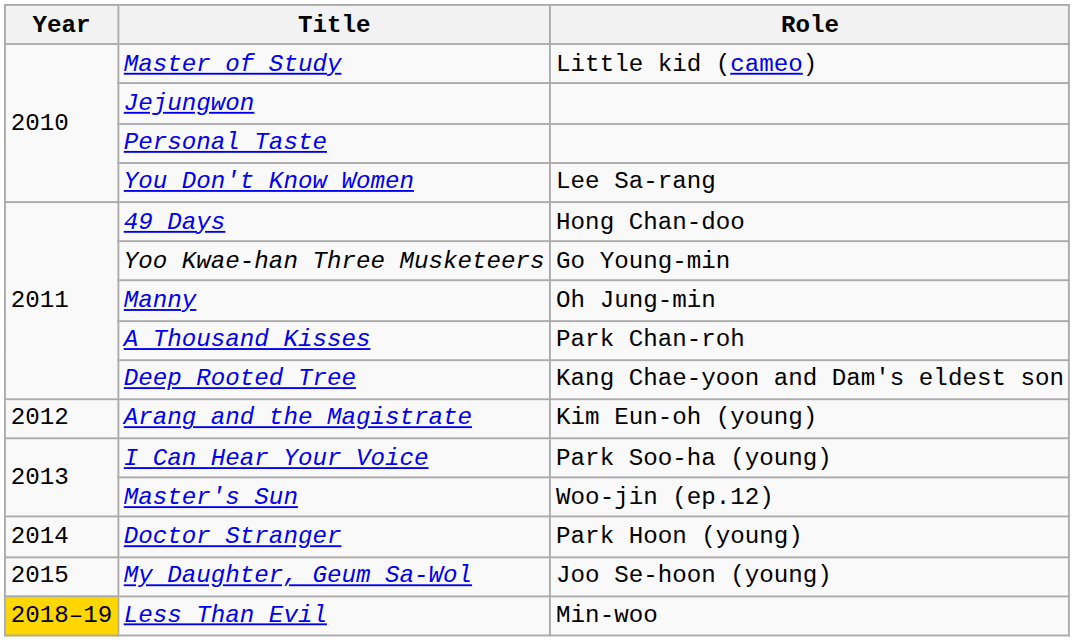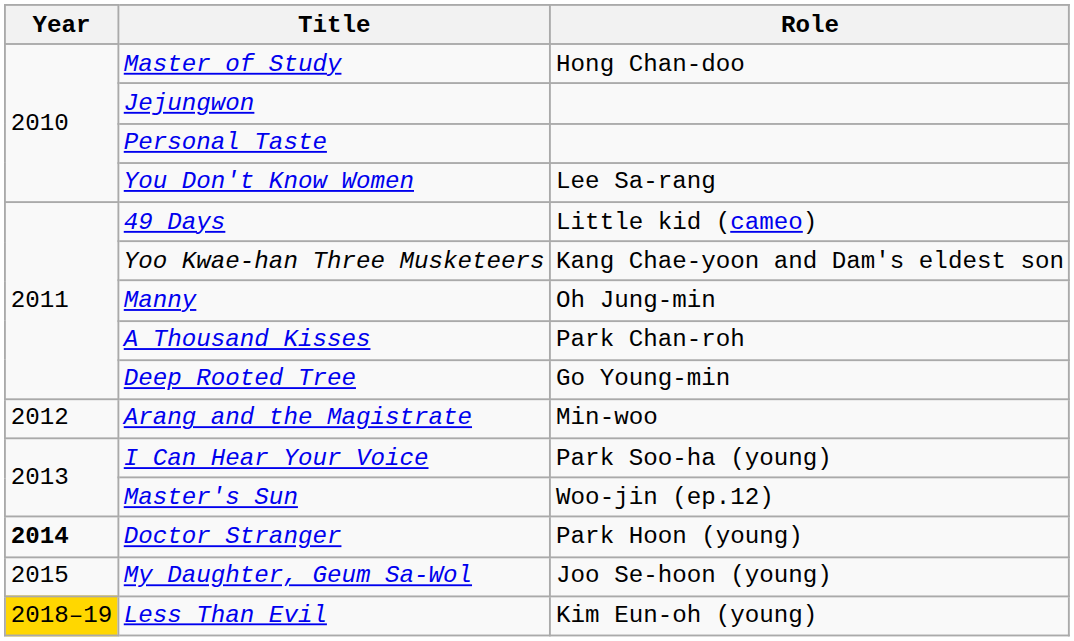(687, 64) Little kid (cameo) -> (650, 64) Hong Chan-doo
(650, 222) Hong Chan-doo -> (687, 222) Little kid (cameo)
(643, 261) Go Young-min -> (810, 261) Kang Chae-yoon and Dam's eldest son
(810, 379) Kang Chae-yoon and Dam's eldest son -> (643, 379) Go Young-min
(687, 419) Kim Eun-oh (young) -> (607, 419) Min-woo
(40, 537) normal -> (40, 537) bold
(607, 616) Min-woo -> (687, 616) Kim Eun-oh (young)
